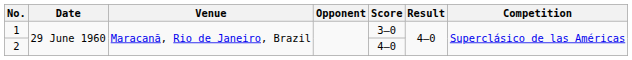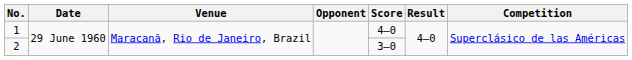(387, 30) 3–0 -> (387, 30) 4–0
(387, 47) 4–0 -> (387, 47) 3–0
